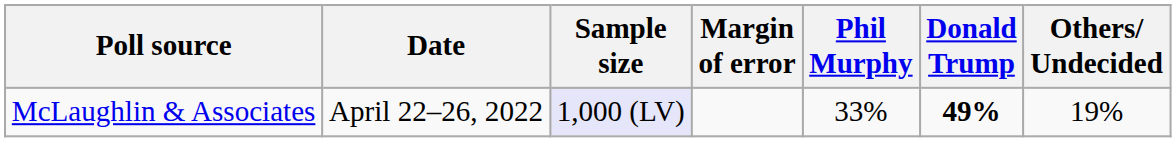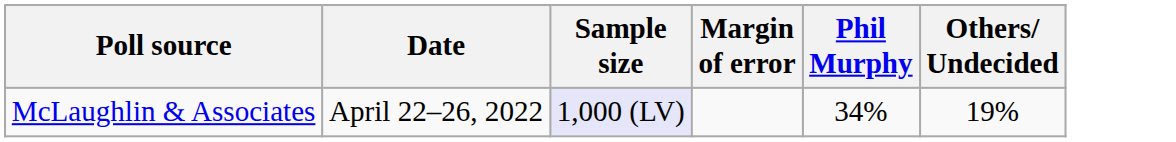- column: (971, 46)
(861, 111) 33% -> (861, 111) 34%
